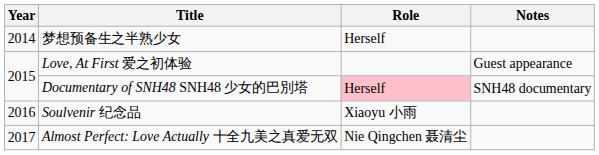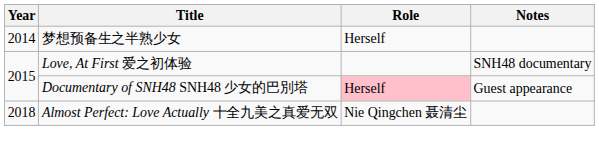(523, 63) Guest appearance -> (533, 63) SNH48 documentary
(533, 88) SNH48 documentary -> (523, 88) Guest appearance
- row: (91, 112)
(22, 137) 2017 -> (22, 112) 2018
